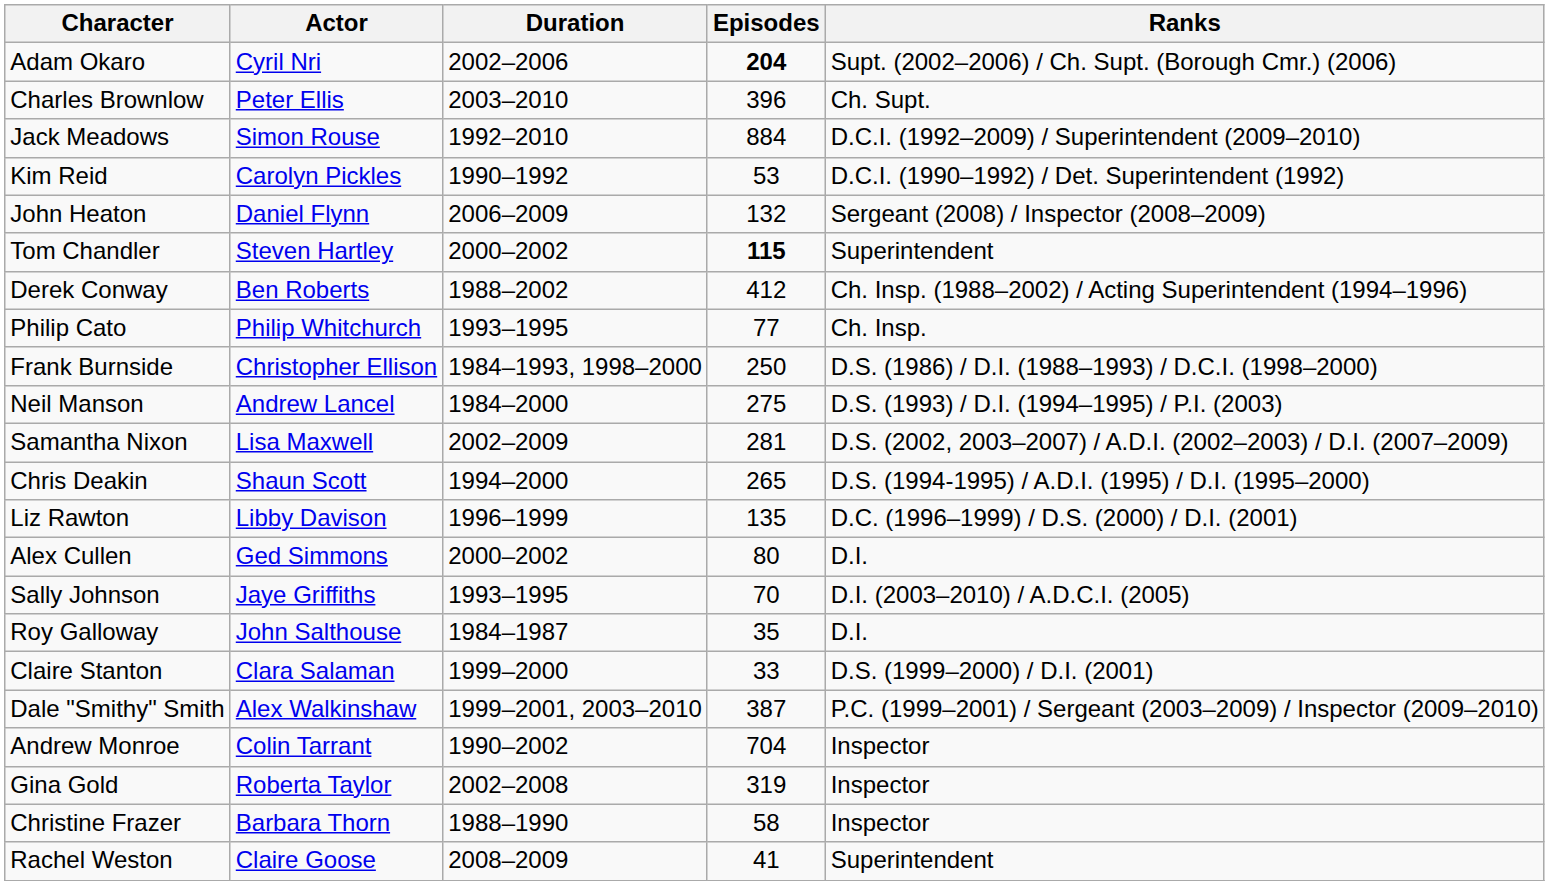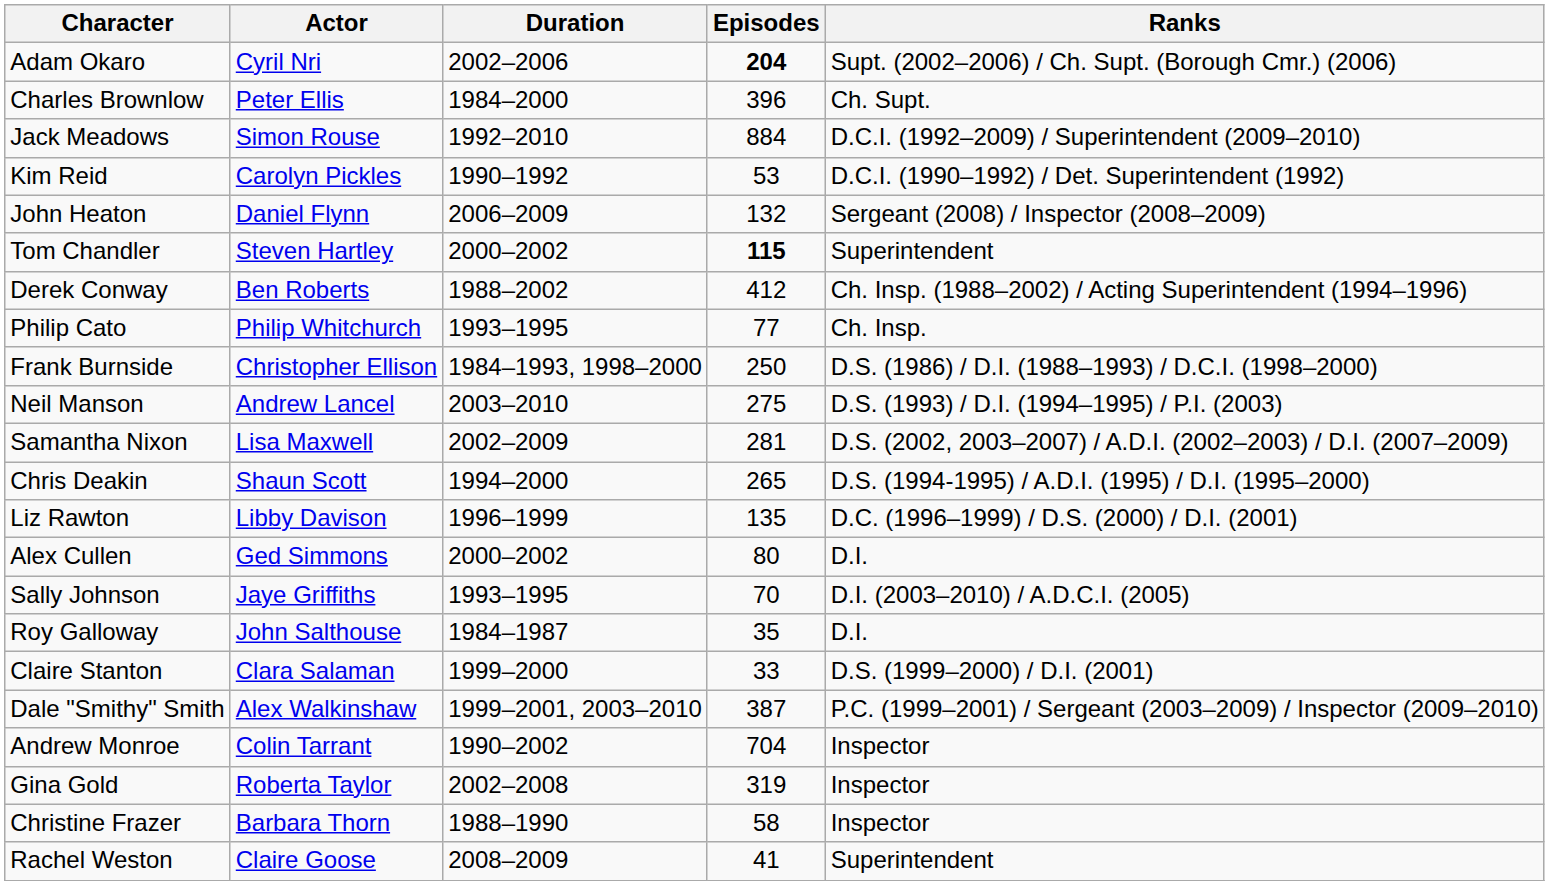(508, 99) 2003–2010 -> (508, 99) 1984–2000
(508, 404) 1984–2000 -> (508, 404) 2003–2010
